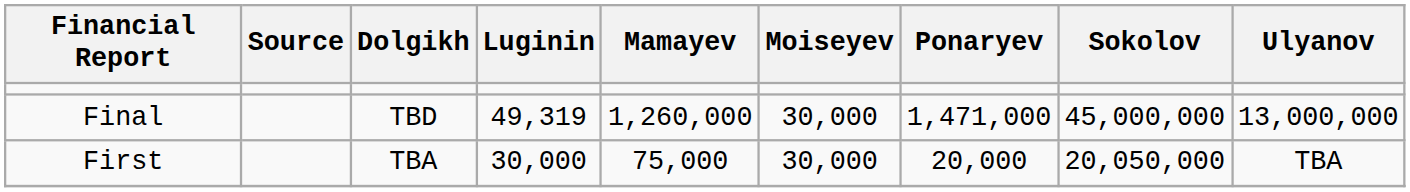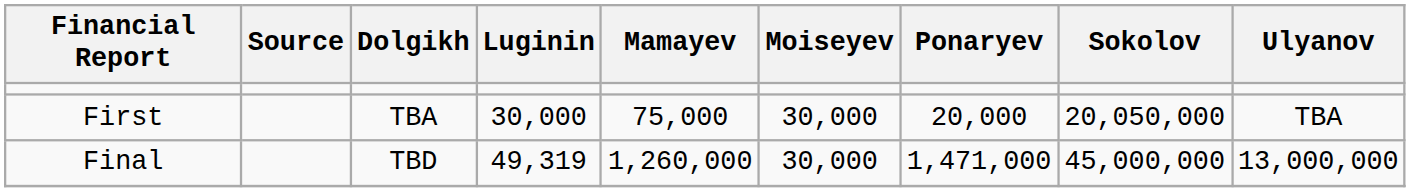rows swapped: (123, 162) <-> (123, 117)
